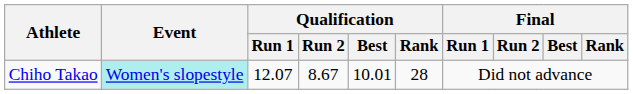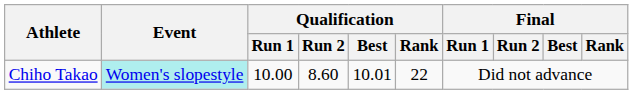(273, 75) 12.07 -> (273, 75) 10.00
(323, 75) 8.67 -> (323, 75) 8.60
(419, 75) 28 -> (419, 75) 22
